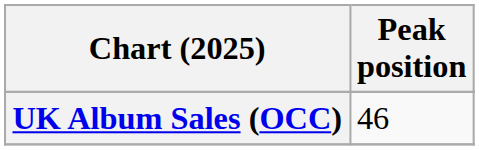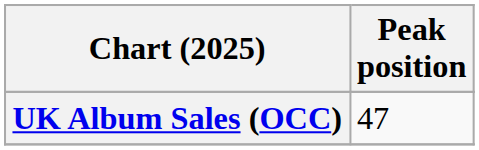(373, 117) 46 -> (373, 117) 47
